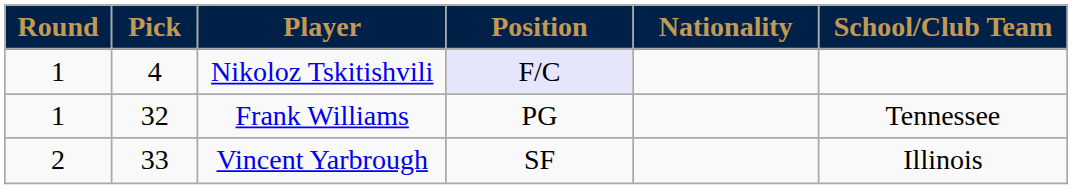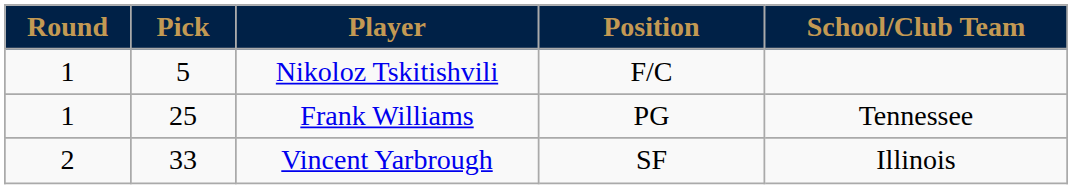- column: (726, 26)
(155, 71) 4 -> (183, 71) 5
(539, 71) lavender background -> (651, 71) no background
(155, 115) 32 -> (183, 115) 25
